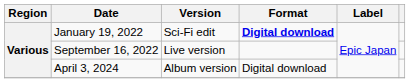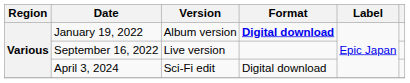(189, 31) Sci-Fi edit -> (200, 31) Album version
(200, 68) Album version -> (189, 68) Sci-Fi edit
